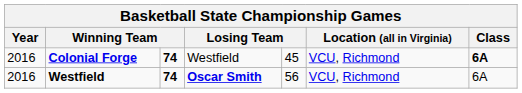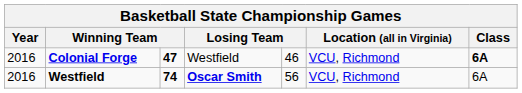(170, 57) 74 -> (170, 57) 47
(292, 57) 45 -> (292, 57) 46
